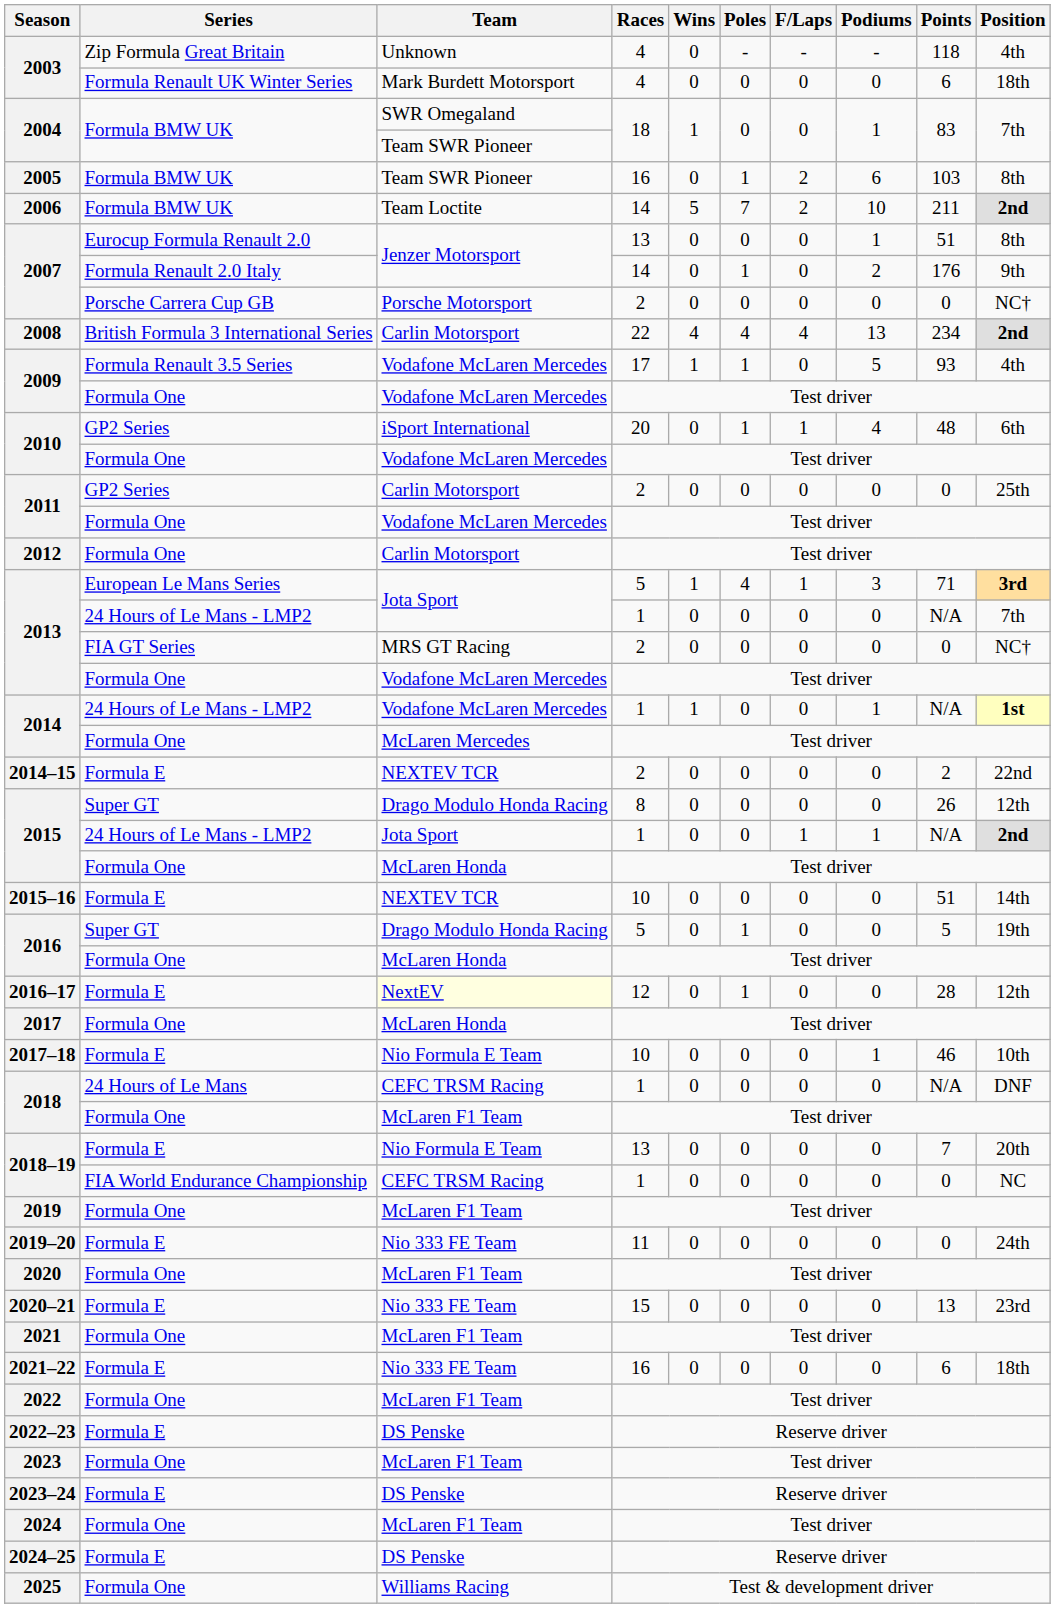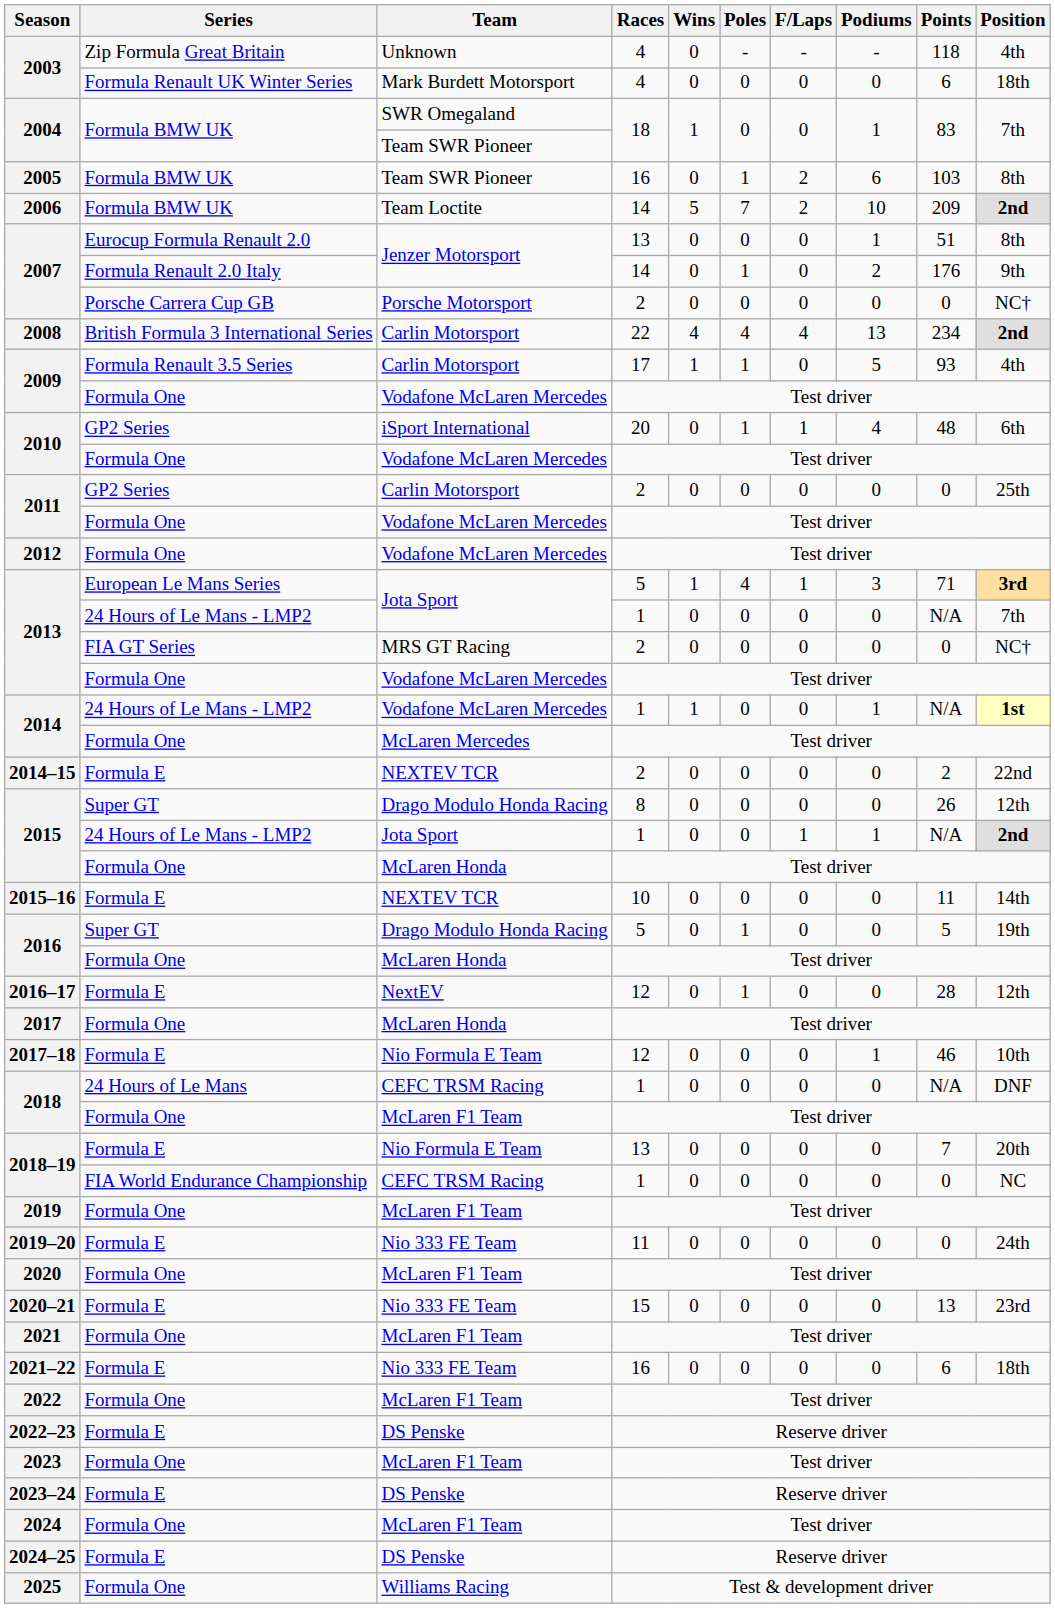(946, 208) 211 -> (946, 208) 209
(494, 365) Vodafone McLaren Mercedes -> (450, 365) Carlin Motorsport
(450, 553) Carlin Motorsport -> (494, 553) Vodafone McLaren Mercedes
(946, 898) 51 -> (946, 898) 11
(413, 992) lightyellow background -> (413, 992) no background
(640, 1055) 10 -> (640, 1055) 12
